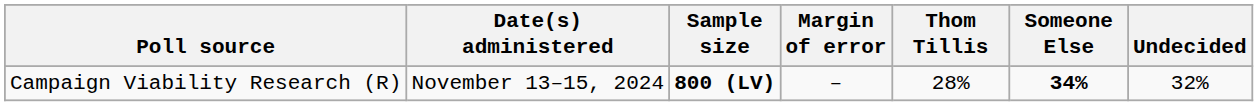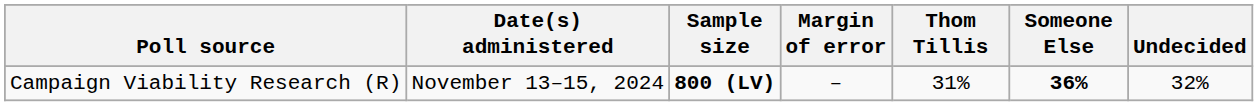(951, 83) 28% -> (951, 83) 31%
(1069, 83) 34% -> (1069, 83) 36%
